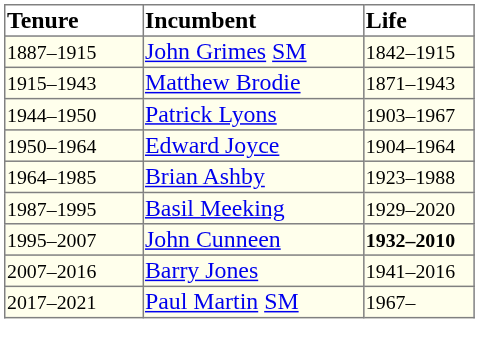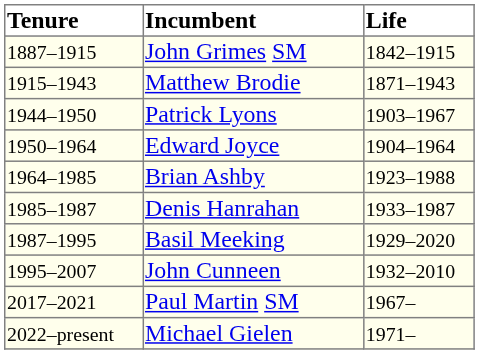+ row: (222, 207)
(410, 239) bold -> (410, 271) normal
- row: (202, 270)
+ row: (219, 333)
